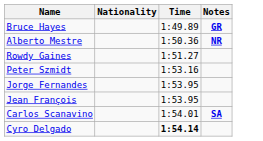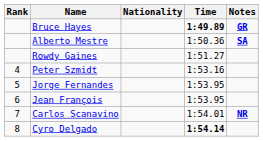+ column: (17, 12)
(180, 26) normal -> (206, 26) bold
(216, 41) NR -> (242, 41) SA
(216, 114) SA -> (242, 114) NR
